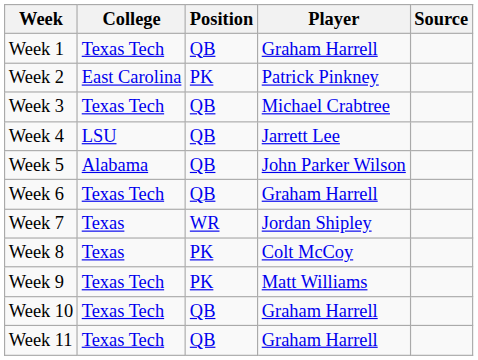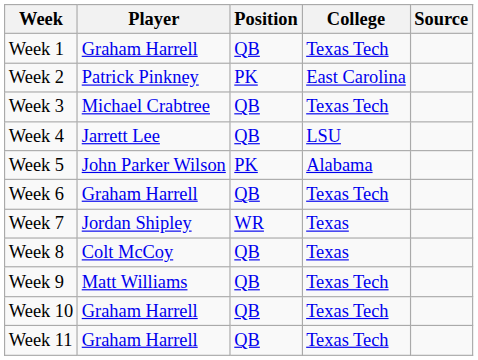columns swapped: (334, 19) <-> (132, 19)
(203, 164) QB -> (246, 164) PK
(202, 252) PK -> (247, 252) QB
(202, 281) PK -> (247, 281) QB
